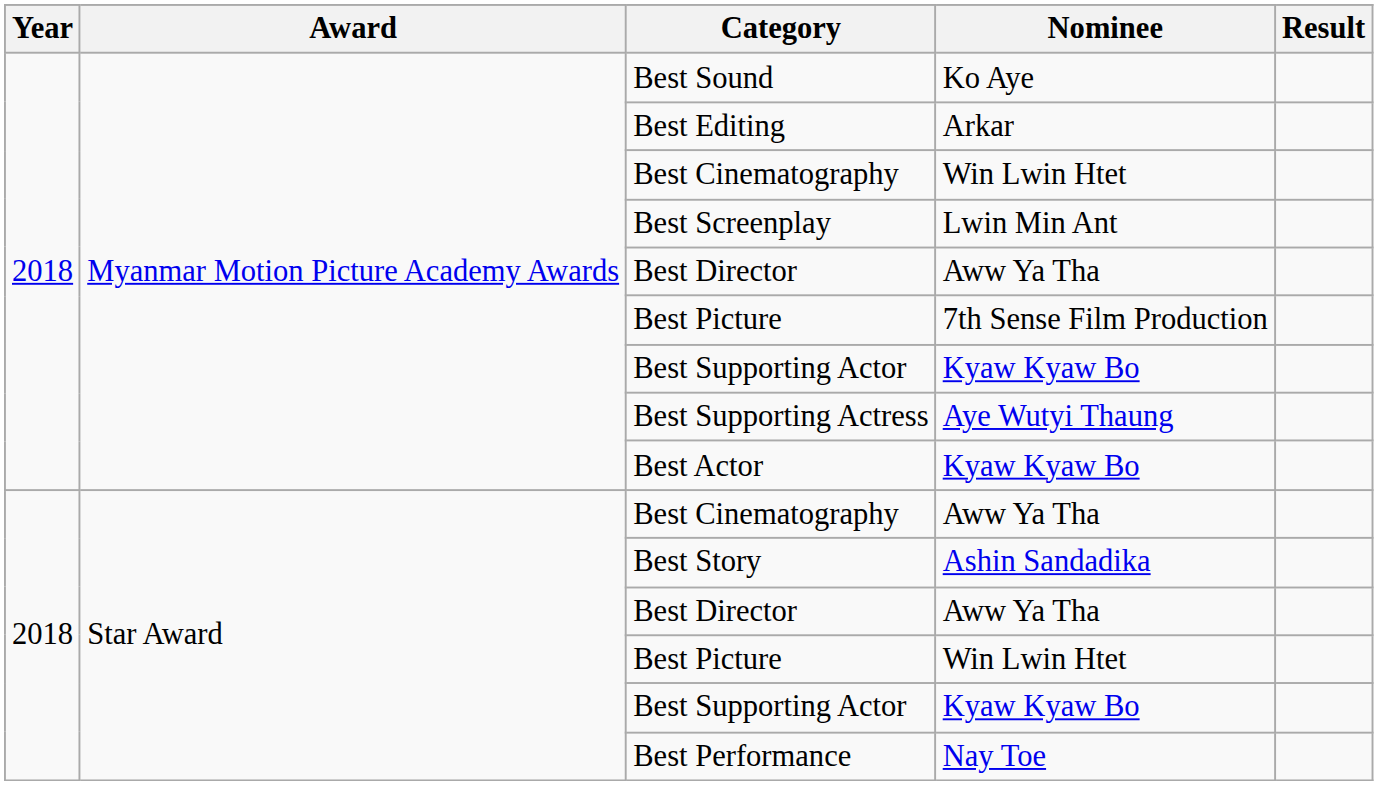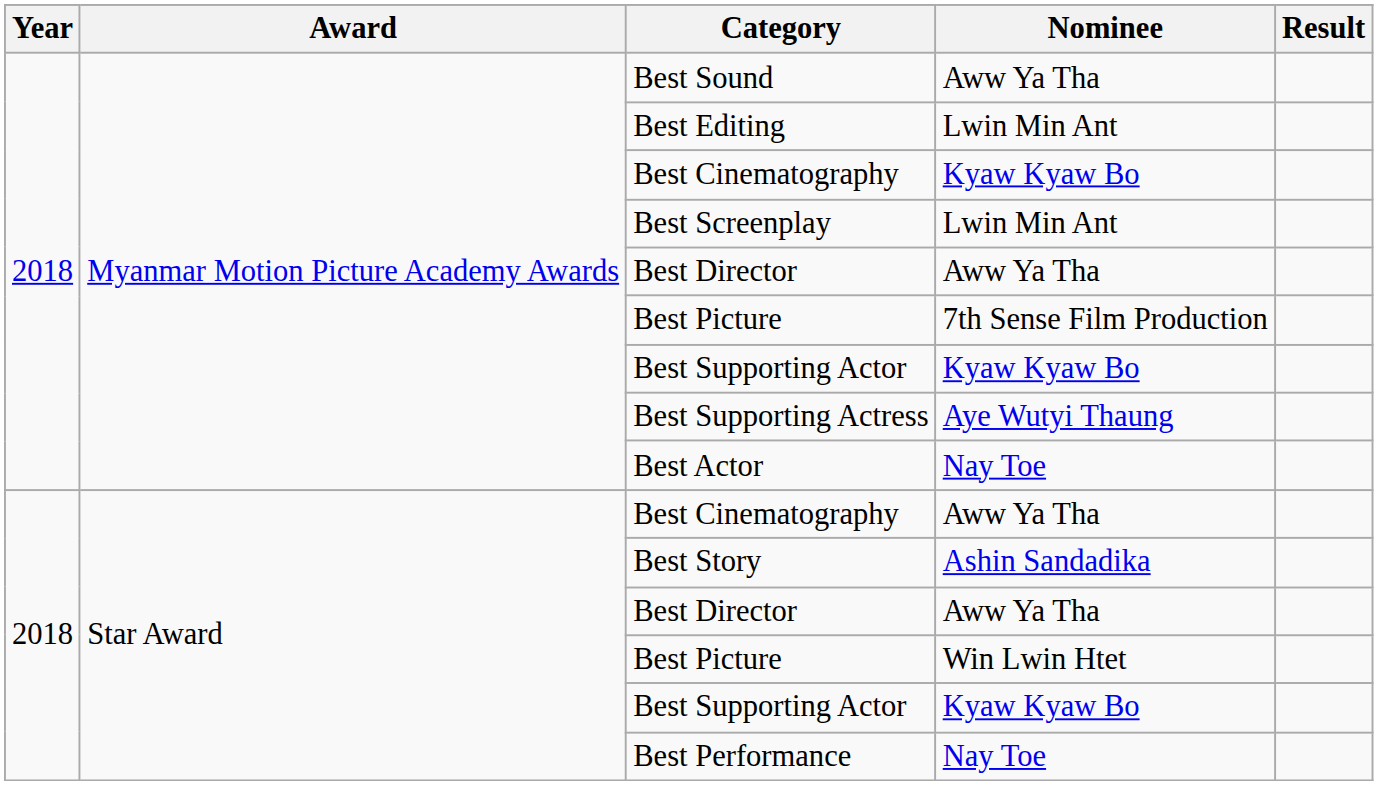(988, 77) Ko Aye -> (1021, 77) Aww Ya Tha
(978, 125) Arkar -> (1030, 125) Lwin Min Ant
(1035, 174) Win Lwin Htet -> (1041, 174) Kyaw Kyaw Bo
(1041, 464) Kyaw Kyaw Bo -> (994, 464) Nay Toe
